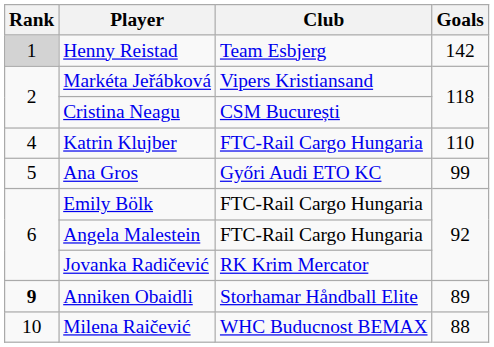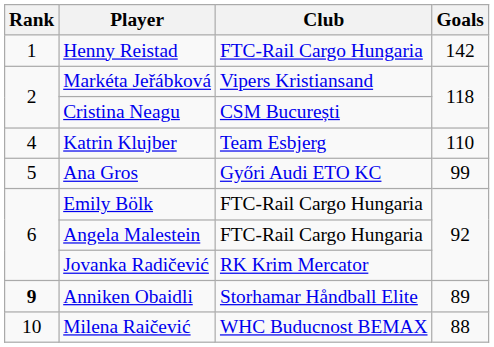(32, 50) lightgrey background -> (32, 50) no background
(273, 50) Team Esbjerg -> (321, 50) FTC-Rail Cargo Hungaria
(321, 142) FTC-Rail Cargo Hungaria -> (273, 142) Team Esbjerg
